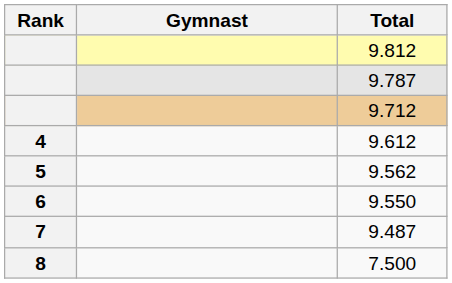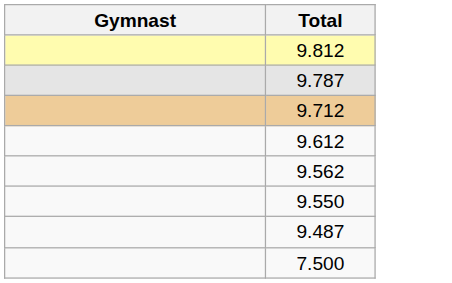- column: (41, 20)
